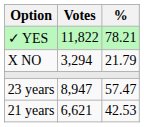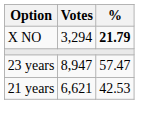- row: (28, 38)
(121, 60) normal -> (115, 37) bold
